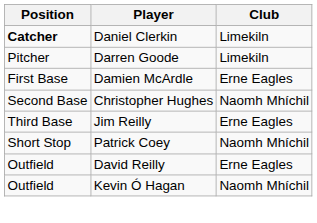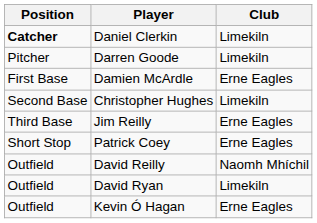(264, 100) Naomh Mhíchil -> (244, 100) Limekiln
(264, 143) Naomh Mhíchil -> (256, 143) Erne Eagles
(256, 164) Erne Eagles -> (264, 164) Naomh Mhíchil
+ row: (128, 185)
(264, 185) Naomh Mhíchil -> (256, 206) Erne Eagles
